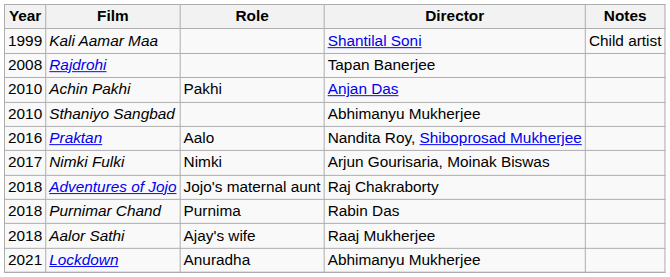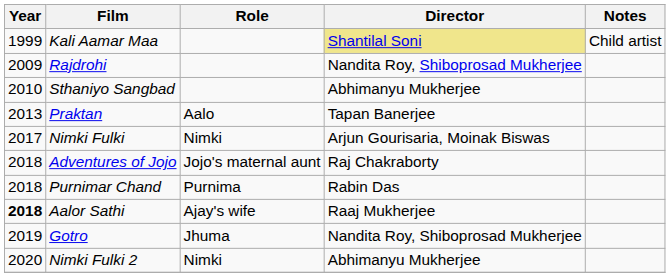(375, 41) no background -> (375, 41) khaki background
(25, 65) 2008 -> (25, 65) 2009
(381, 65) Tapan Banerjee -> (455, 65) Nandita Roy, Shiboprosad Mukherjee
- row: (90, 89)
(25, 138) 2016 -> (25, 114) 2013
(455, 138) Nandita Roy, Shiboprosad Mukherjee -> (381, 114) Tapan Banerjee
(25, 235) normal -> (25, 211) bold
+ row: (68, 235)
+ row: (93, 260)
- row: (84, 260)
